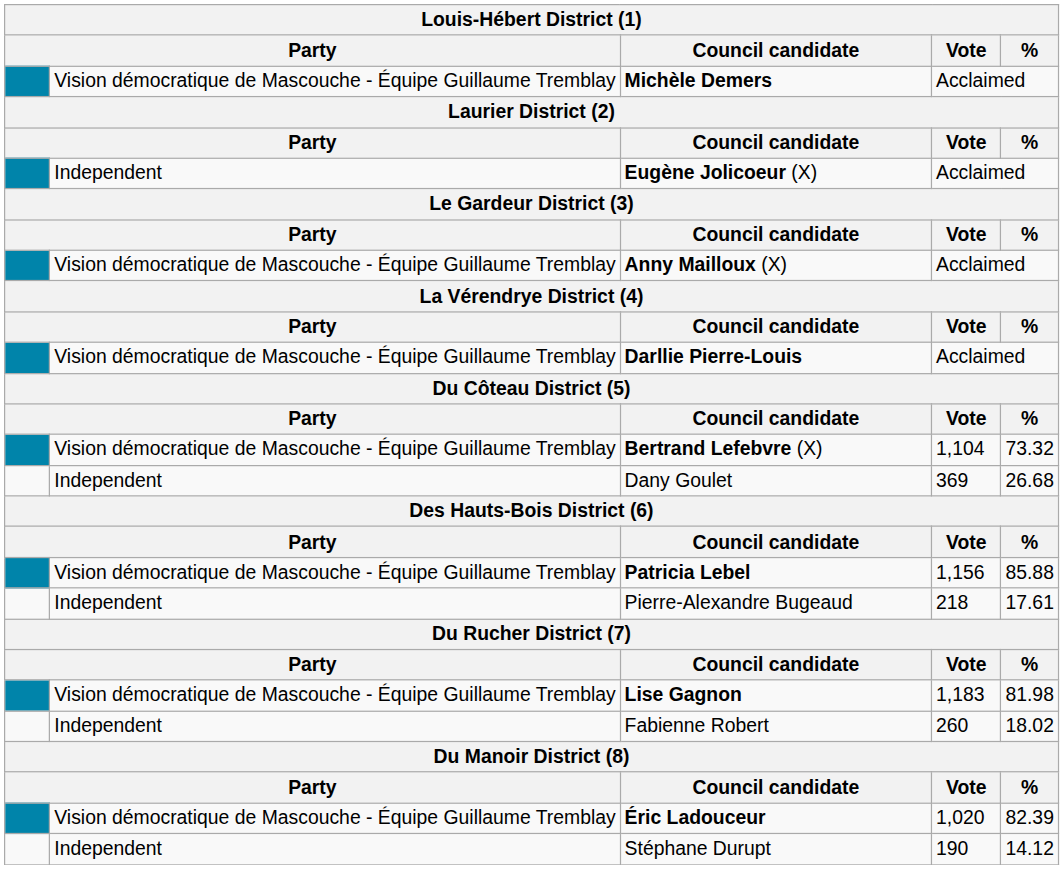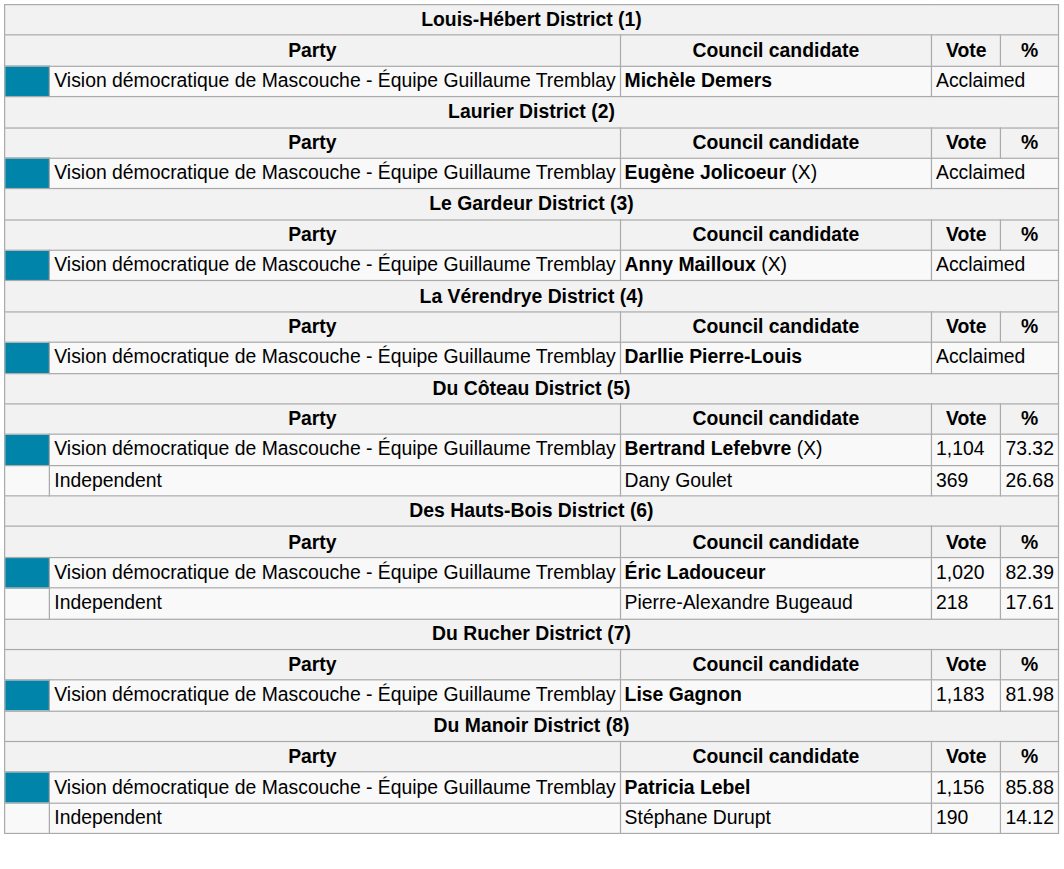(108, 173) Independent -> (335, 173) Vision démocratique de Mascouche - Équipe Guillaume Tremblay
rows swapped: (695, 818) <-> (688, 572)
- row: (697, 726)
